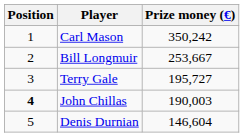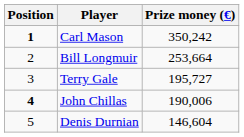(31, 36) normal -> (31, 36) bold
(190, 57) 253,667 -> (190, 57) 253,664
(190, 100) 190,003 -> (190, 100) 190,006
